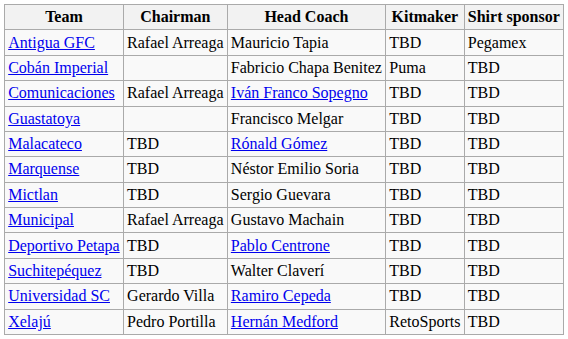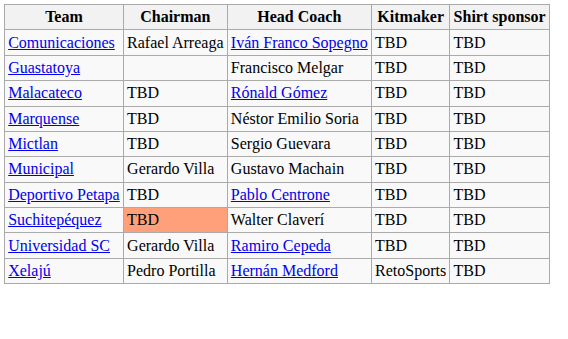- row: (52, 42)
- row: (58, 67)
(175, 220) Rafael Arreaga -> (171, 169) Gerardo Villa
(143, 270) no background -> (143, 220) lightsalmon background
